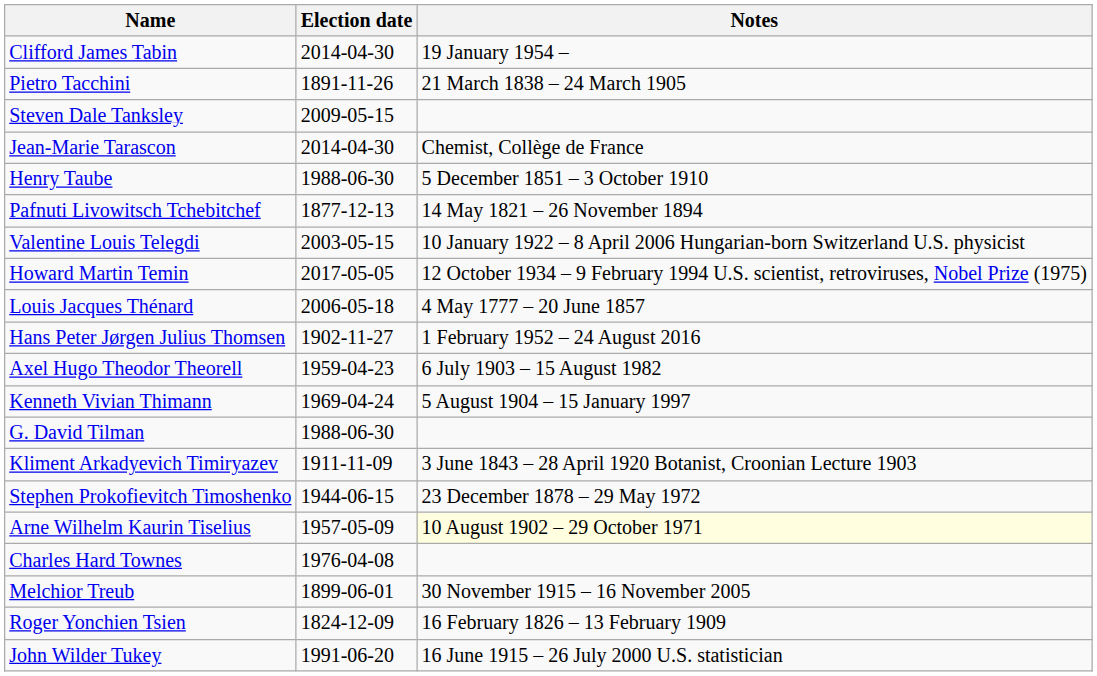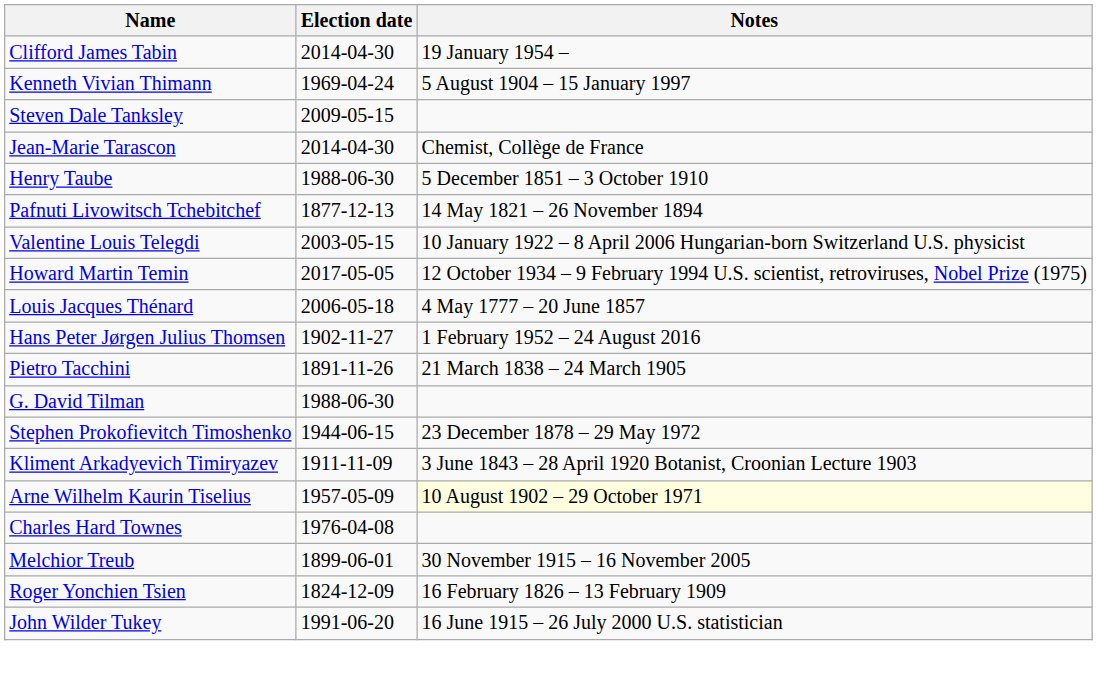rows swapped: (70, 83) <-> (110, 400)
- row: (126, 369)
rows swapped: (144, 464) <-> (150, 496)
